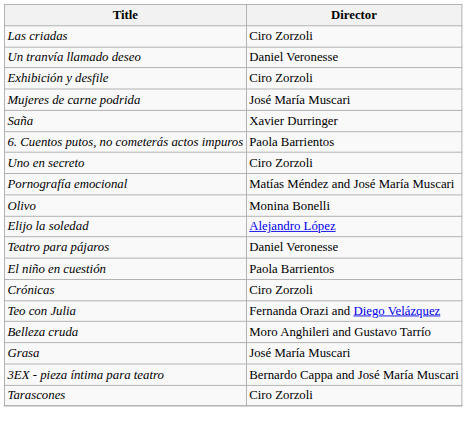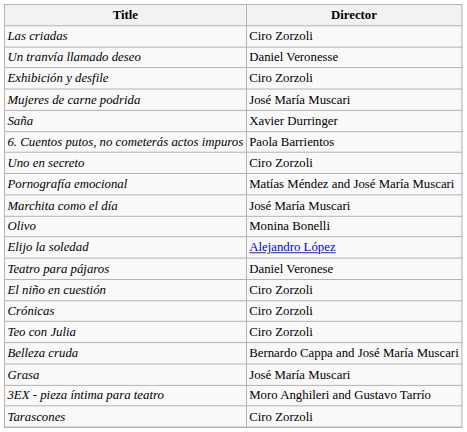+ row: (63, 205)
(294, 247) Daniel Veronesse -> (291, 269) Daniel Veronese
(292, 269) Paola Barrientos -> (281, 290) Ciro Zorzoli
(345, 311) Fernanda Orazi and Diego Velázquez -> (281, 332) Ciro Zorzoli
(340, 332) Moro Anghileri and Gustavo Tarrío -> (354, 353) Bernardo Cappa and José María Muscari
(354, 374) Bernardo Cappa and José María Muscari -> (340, 395) Moro Anghileri and Gustavo Tarrío
